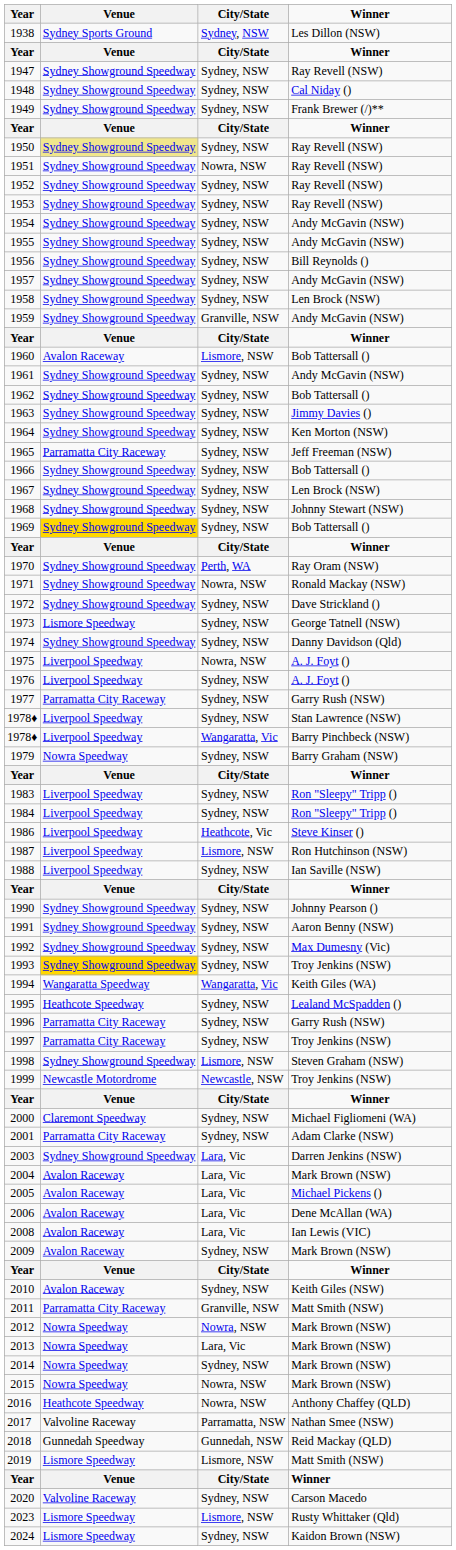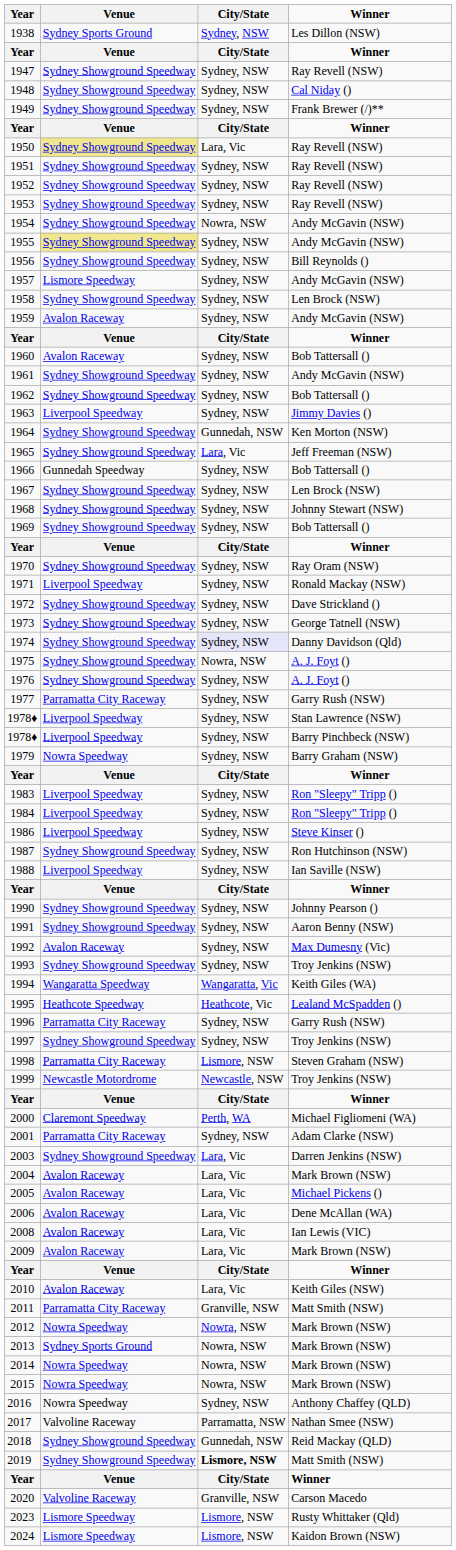(235, 147) Sydney, NSW -> (223, 147) Lara, Vic
(234, 166) Nowra, NSW -> (235, 166) Sydney, NSW
(235, 223) Sydney, NSW -> (234, 223) Nowra, NSW
(119, 242) no background -> (119, 242) khaki background
(119, 280) Sydney Showground Speedway -> (89, 280) Lismore Speedway
(119, 318) Sydney Showground Speedway -> (84, 318) Avalon Raceway
(240, 318) Granville, NSW -> (235, 318) Sydney, NSW
(237, 356) Lismore, NSW -> (235, 356) Sydney, NSW
(119, 413) Sydney Showground Speedway -> (93, 413) Liverpool Speedway
(235, 432) Sydney, NSW -> (242, 432) Gunnedah, NSW
(104, 451) Parramatta City Raceway -> (119, 451) Sydney Showground Speedway
(235, 451) Sydney, NSW -> (223, 451) Lara, Vic
(119, 470) Sydney Showground Speedway -> (94, 470) Gunnedah Speedway
(119, 527) gold background -> (119, 527) no background
(226, 565) Perth, WA -> (235, 565) Sydney, NSW
(119, 584) Sydney Showground Speedway -> (93, 584) Liverpool Speedway
(234, 584) Nowra, NSW -> (235, 584) Sydney, NSW
(89, 623) Lismore Speedway -> (119, 623) Sydney Showground Speedway
(235, 642) no background -> (235, 642) lavender background
(93, 661) Liverpool Speedway -> (119, 661) Sydney Showground Speedway
(93, 680) Liverpool Speedway -> (119, 680) Sydney Showground Speedway
(239, 737) Wangaratta, Vic -> (235, 737) Sydney, NSW
(237, 832) Heathcote, Vic -> (235, 832) Sydney, NSW
(93, 851) Liverpool Speedway -> (119, 851) Sydney Showground Speedway
(237, 851) Lismore, NSW -> (235, 851) Sydney, NSW
(119, 946) Sydney Showground Speedway -> (84, 946) Avalon Raceway
(119, 965) gold background -> (119, 965) no background
(235, 1003) Sydney, NSW -> (237, 1003) Heathcote, Vic
(104, 1041) Parramatta City Raceway -> (119, 1041) Sydney Showground Speedway
(119, 1060) Sydney Showground Speedway -> (104, 1060) Parramatta City Raceway
(235, 1117) Sydney, NSW -> (226, 1117) Perth, WA
(235, 1251) Sydney, NSW -> (223, 1251) Lara, Vic
(235, 1289) Sydney, NSW -> (223, 1289) Lara, Vic
(85, 1346) Nowra Speedway -> (97, 1346) Sydney Sports Ground
(223, 1346) Lara, Vic -> (234, 1346) Nowra, NSW
(235, 1365) Sydney, NSW -> (234, 1365) Nowra, NSW
(93, 1403) Heathcote Speedway -> (85, 1403) Nowra Speedway
(234, 1403) Nowra, NSW -> (235, 1403) Sydney, NSW
(94, 1441) Gunnedah Speedway -> (119, 1441) Sydney Showground Speedway
(89, 1460) Lismore Speedway -> (119, 1460) Sydney Showground Speedway
(237, 1460) normal -> (239, 1460) bold
(235, 1498) Sydney, NSW -> (240, 1498) Granville, NSW
(235, 1536) Sydney, NSW -> (237, 1536) Lismore, NSW
